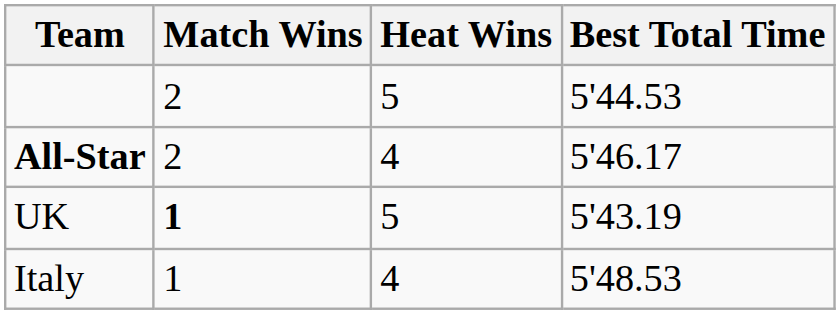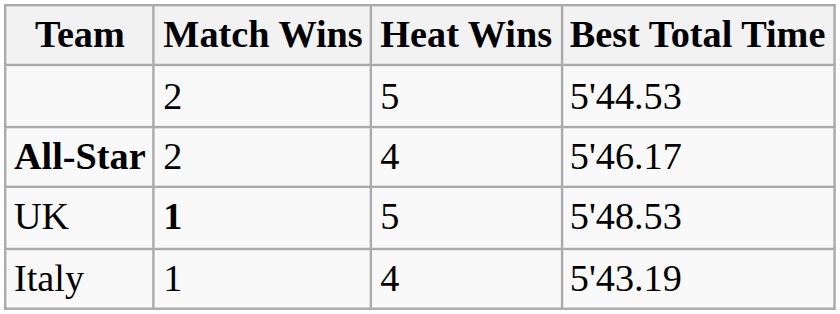(626, 216) 5'43.19 -> (626, 216) 5'48.53
(626, 277) 5'48.53 -> (626, 277) 5'43.19
